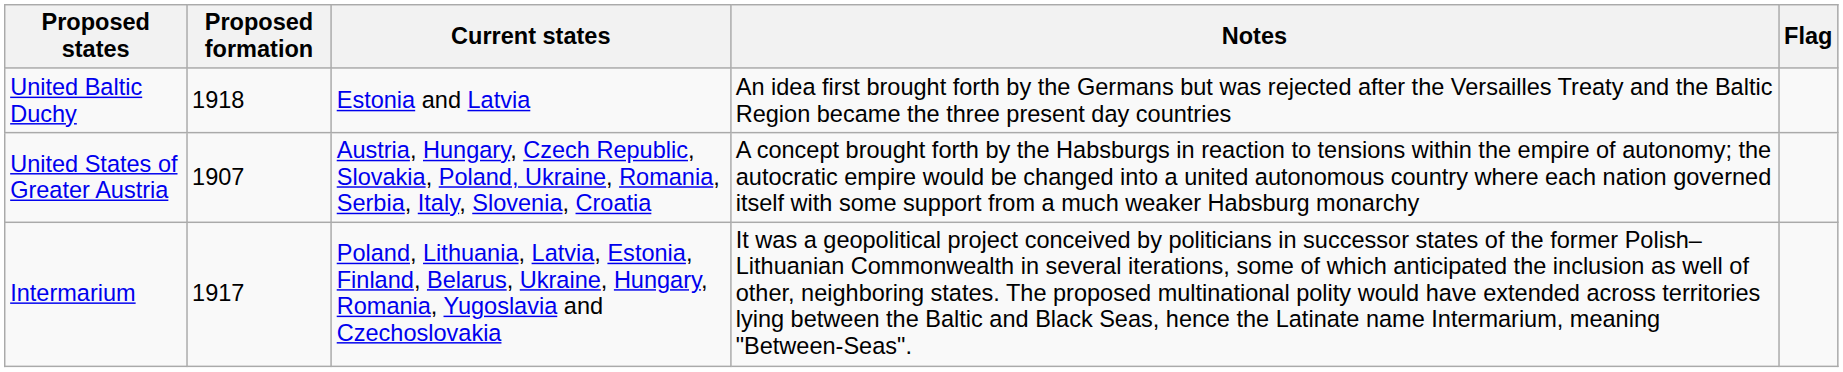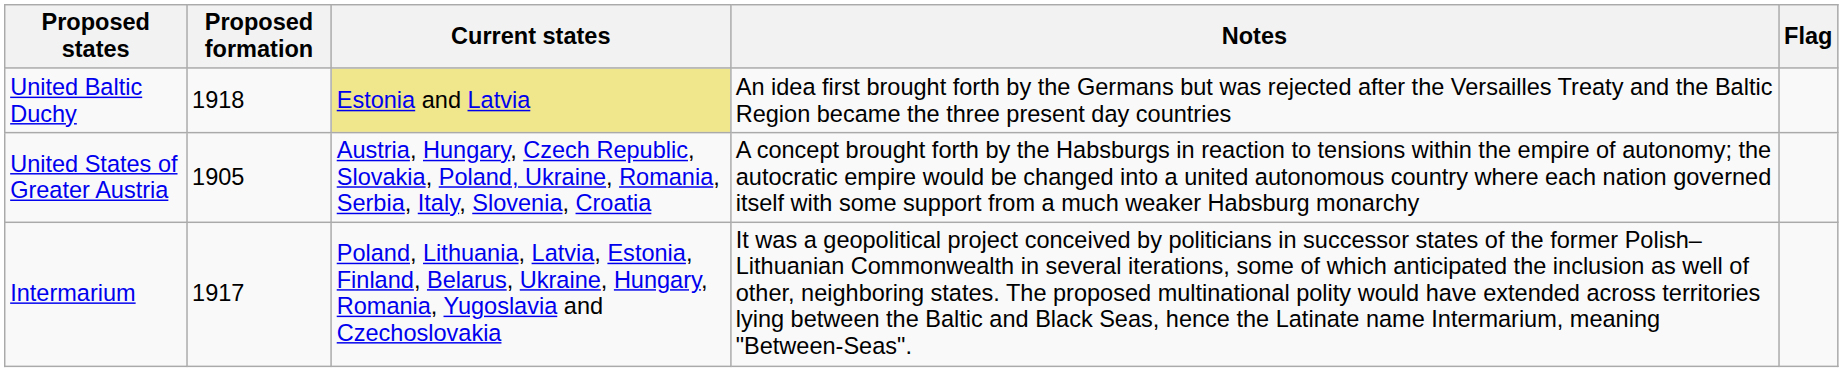(434, 100) no background -> (434, 100) khaki background
(218, 177) 1907 -> (218, 177) 1905
